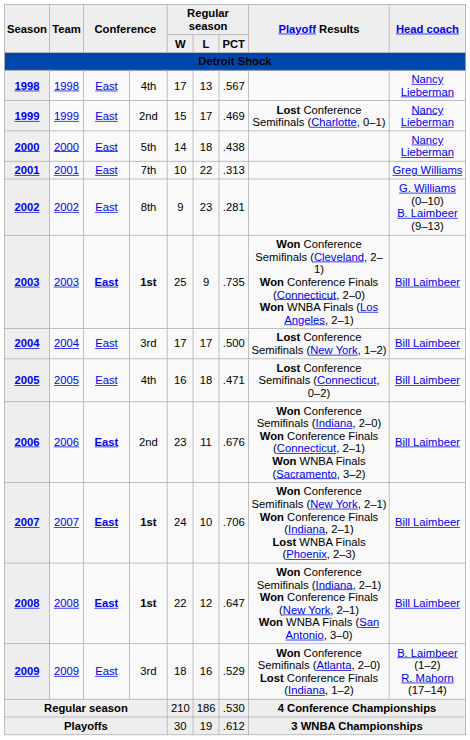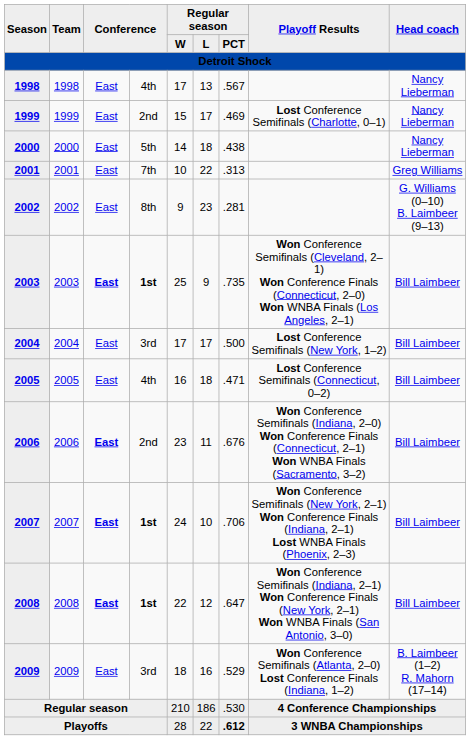(180, 726) 30 -> (180, 726) 28
(206, 726) 19 -> (206, 726) 22
(234, 726) normal -> (234, 726) bold
